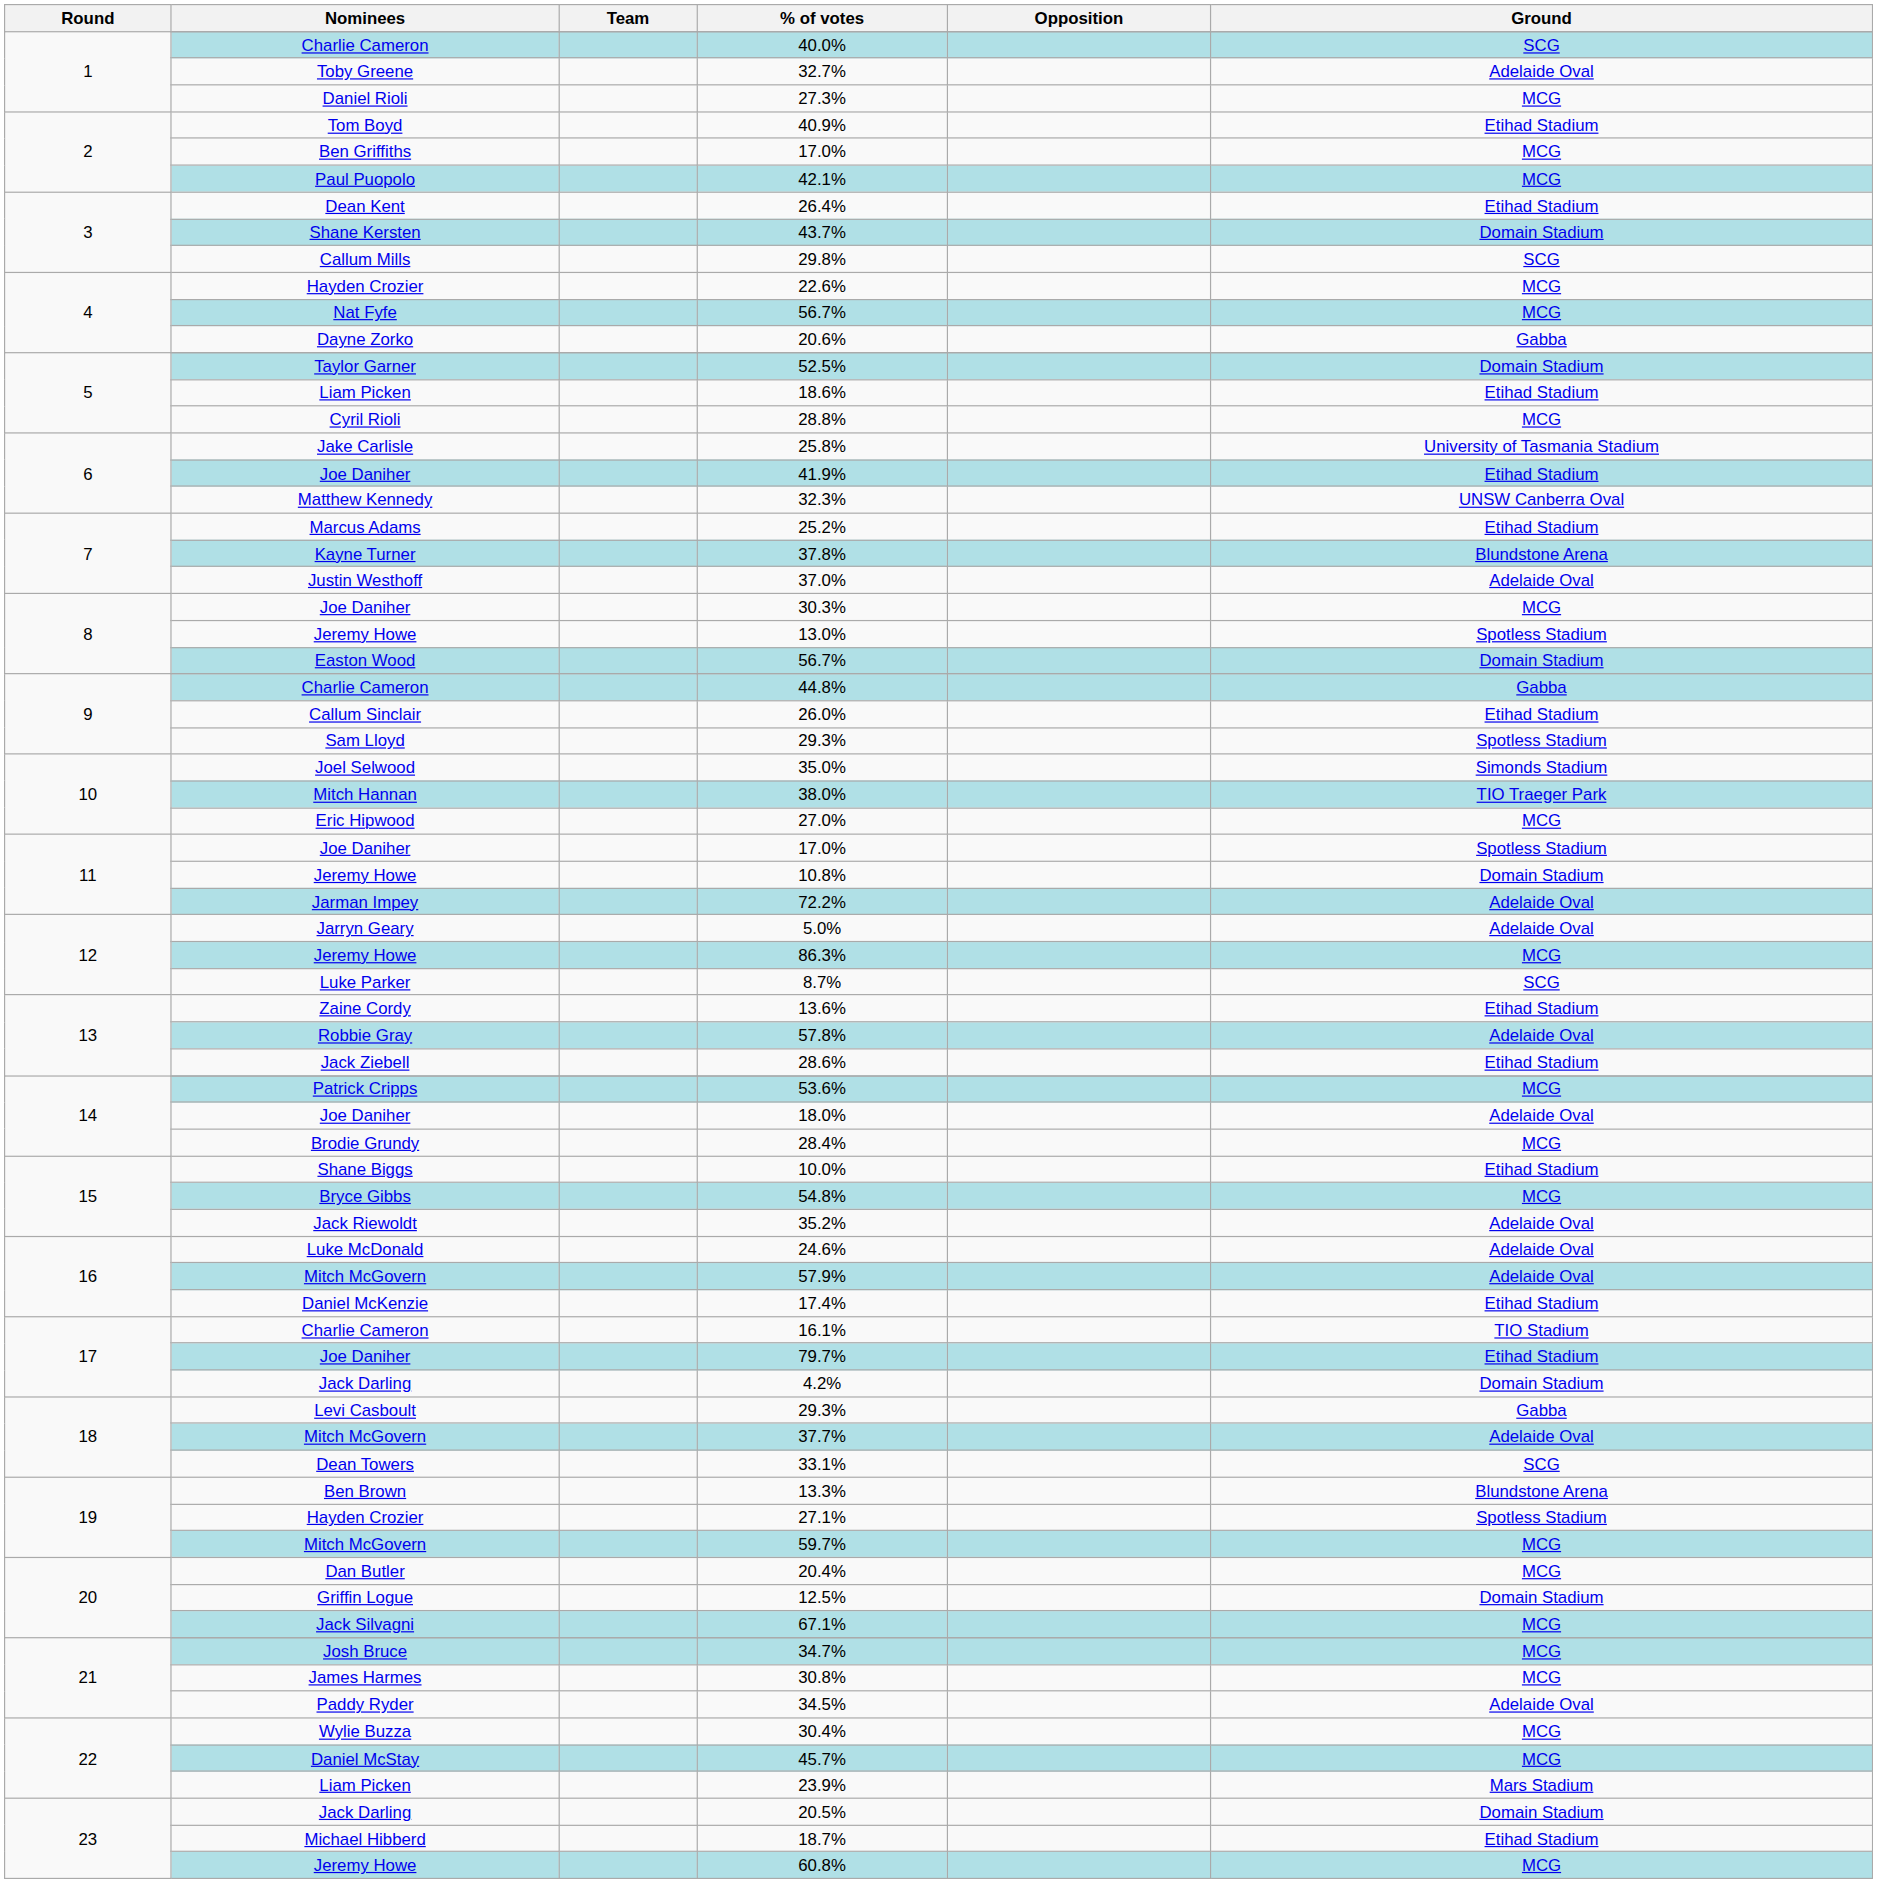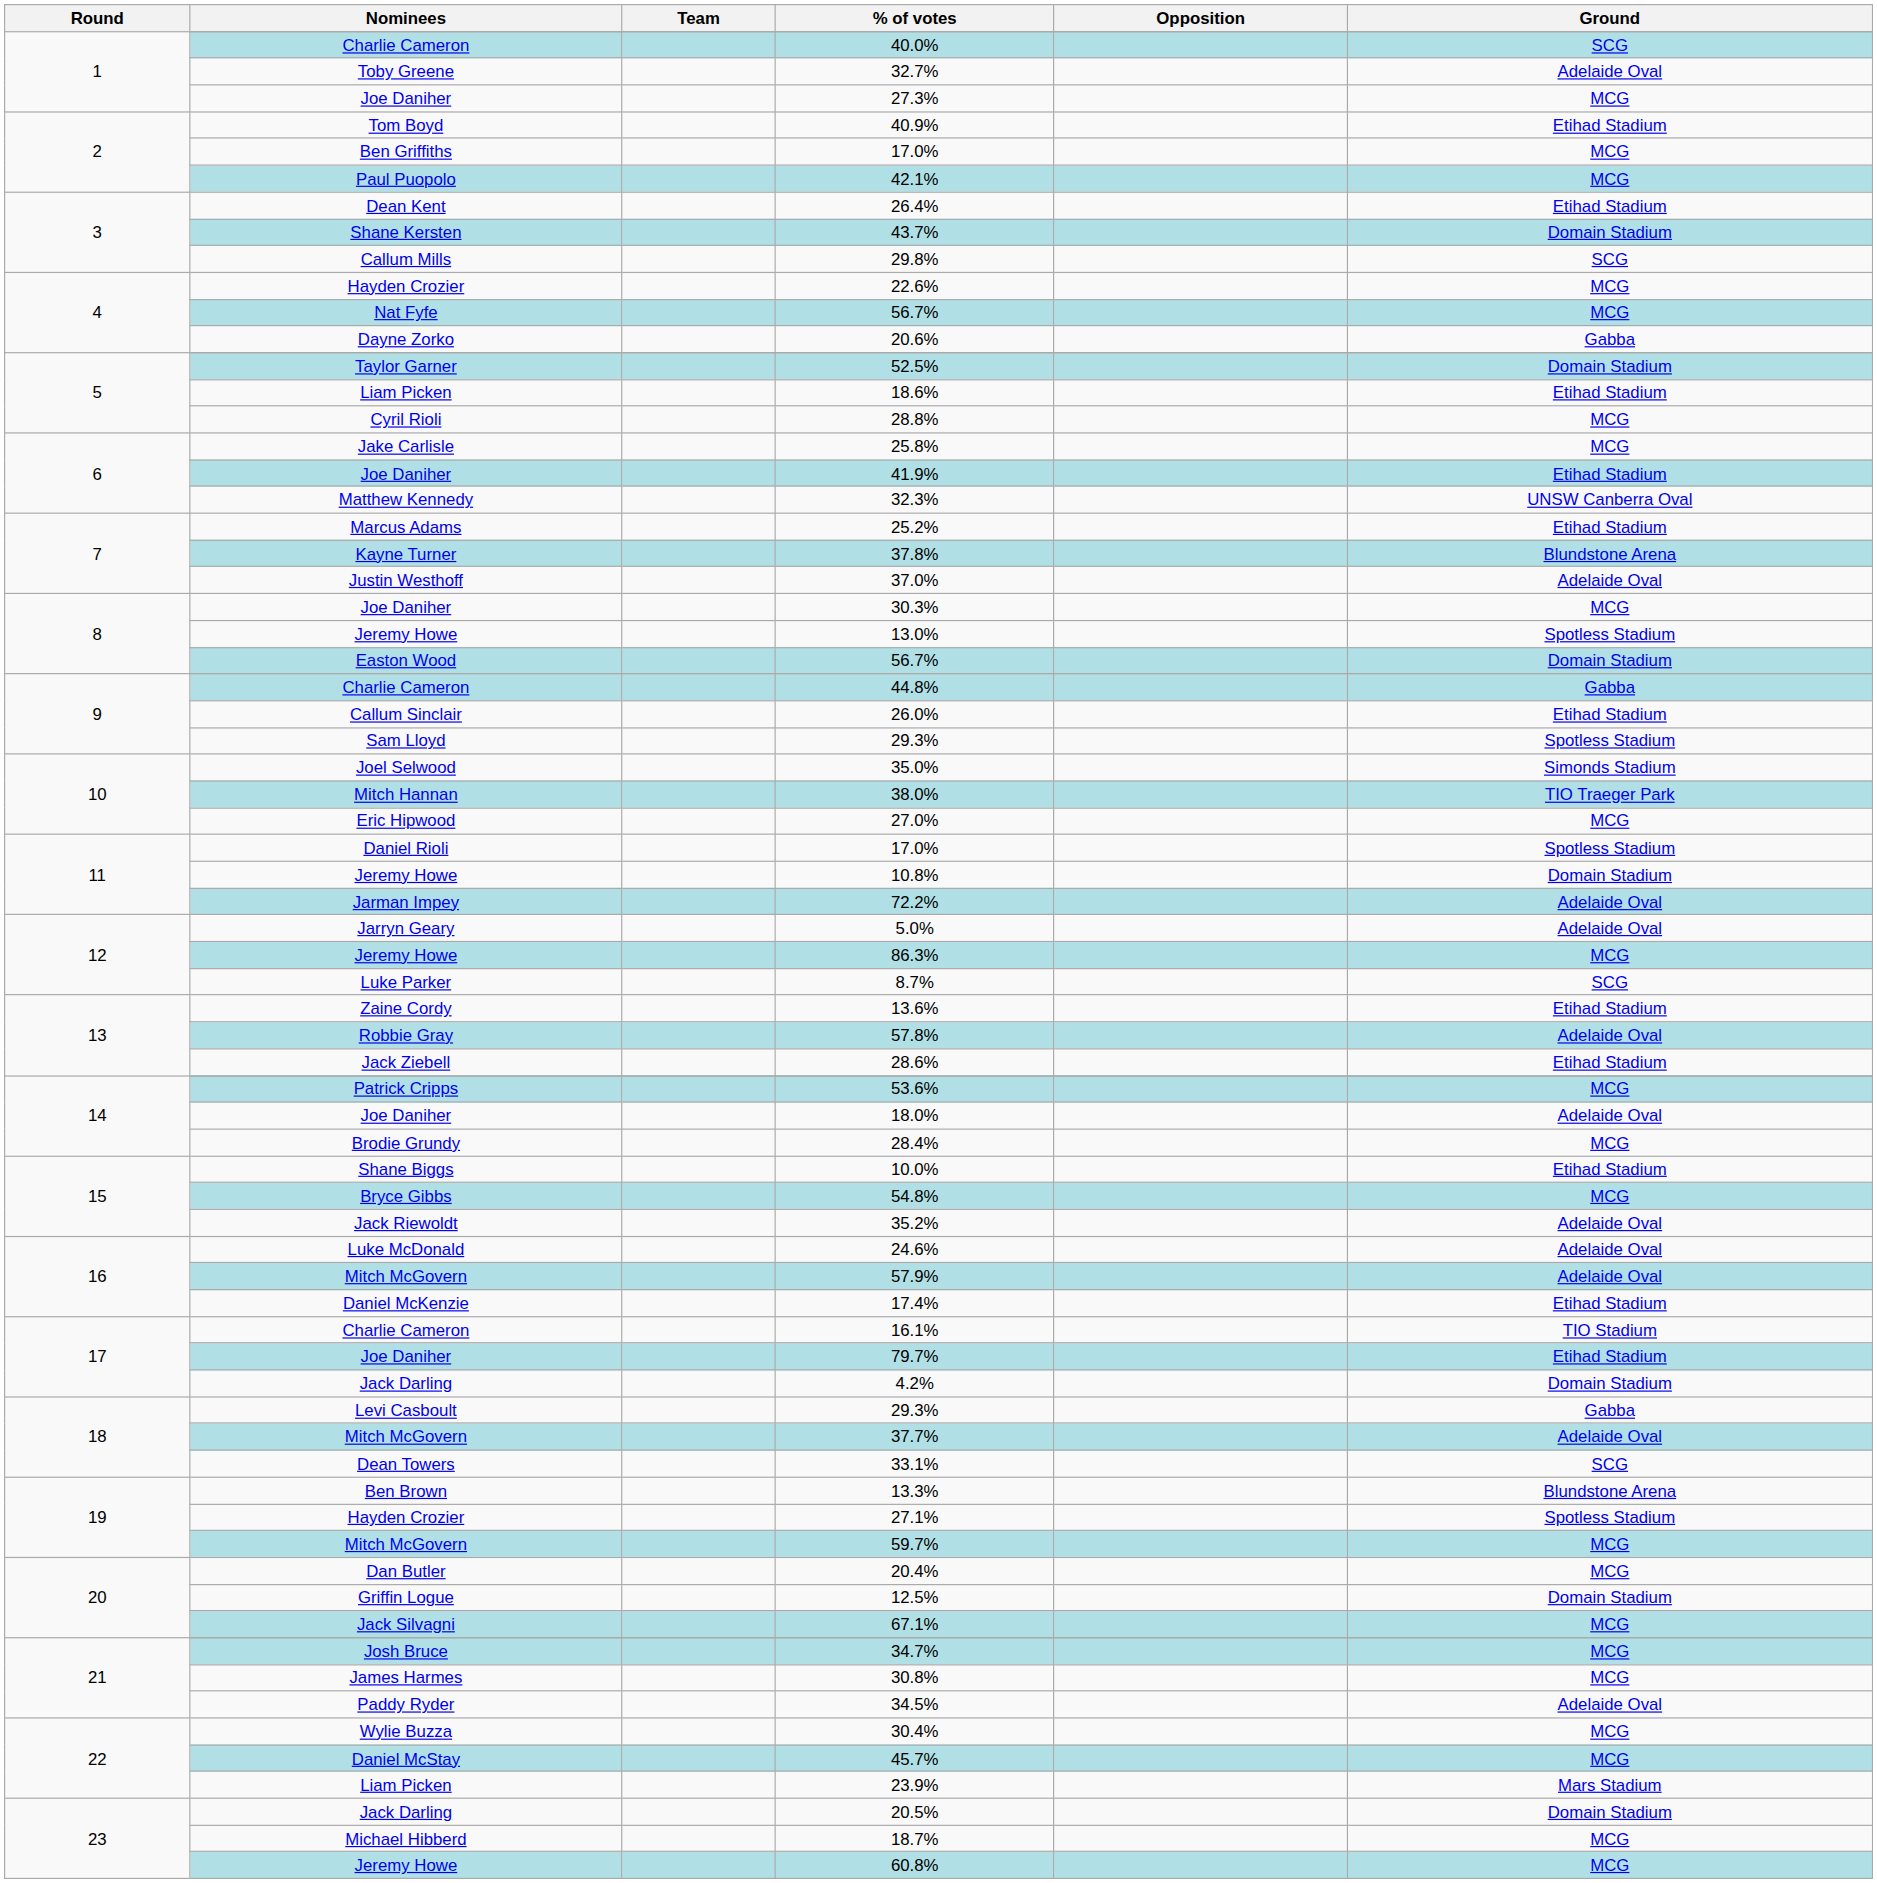(365, 99) Daniel Rioli -> (406, 99) Joe Daniher
(1542, 447) University of Tasmania Stadium -> (1610, 447) MCG
(365, 848) Joe Daniher -> (406, 848) Daniel Rioli
(1542, 1839) Etihad Stadium -> (1610, 1839) MCG
